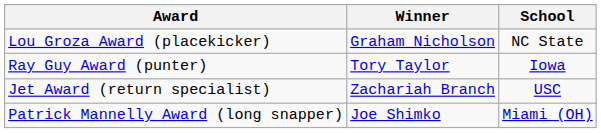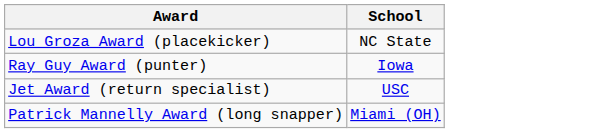- column: (423, 17)
